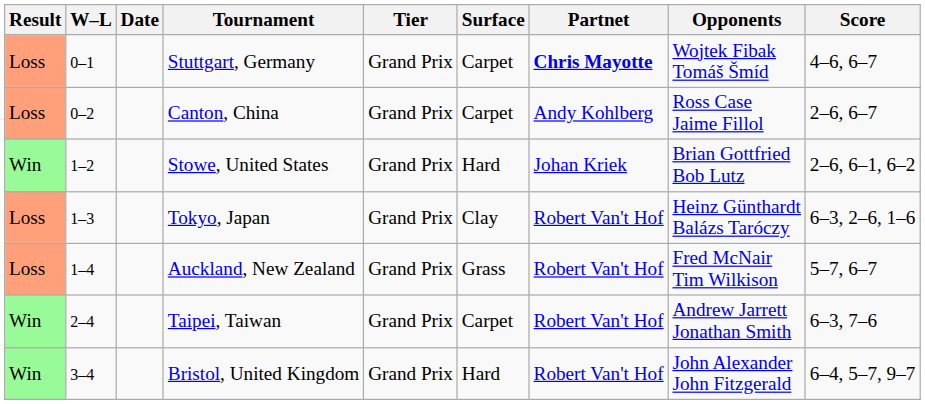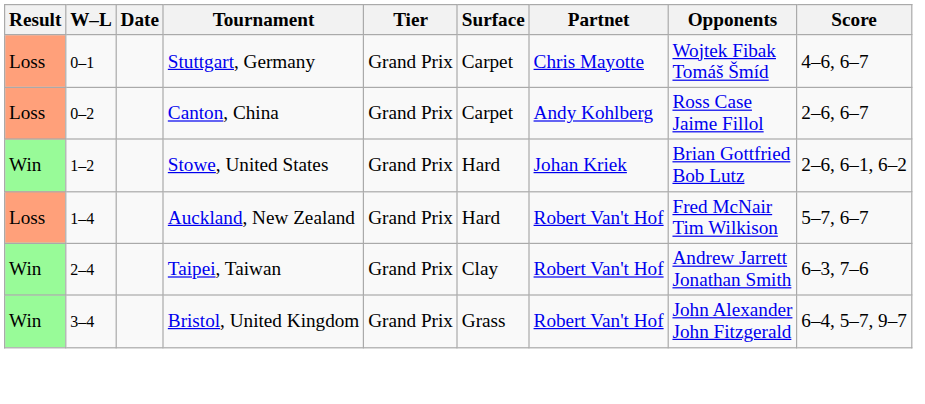(593, 60) bold -> (589, 60) normal
- row: (219, 217)
(484, 269) Grass -> (481, 217) Hard
(487, 321) Carpet -> (480, 269) Clay
(481, 373) Hard -> (484, 321) Grass
